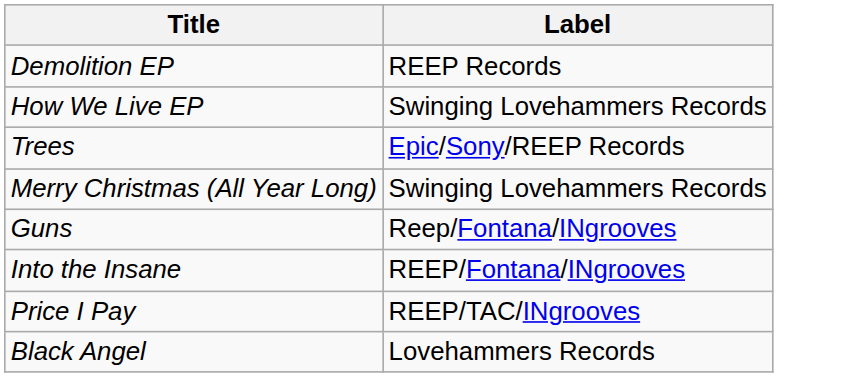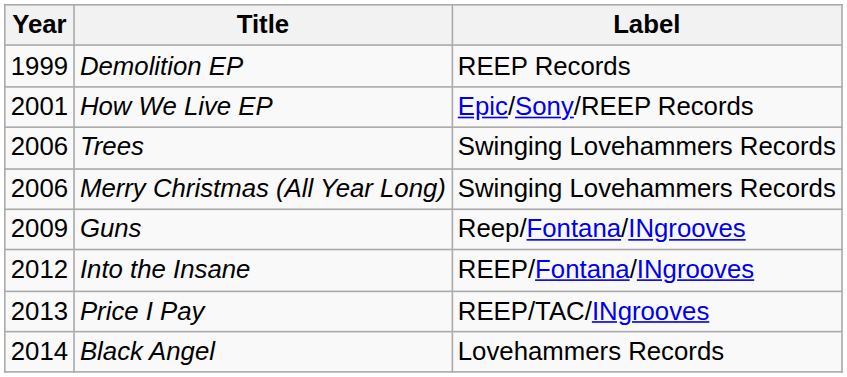+ column: (39, 24)
(578, 106) Swinging Lovehammers Records -> (606, 106) Epic/Sony/REEP Records
(537, 147) Epic/Sony/REEP Records -> (647, 147) Swinging Lovehammers Records
